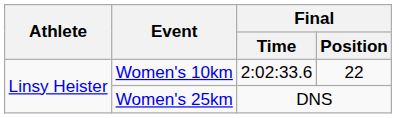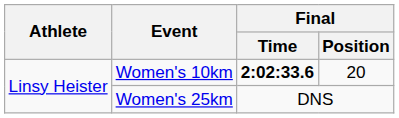(277, 73) normal -> (277, 73) bold
(354, 73) 22 -> (356, 73) 20
